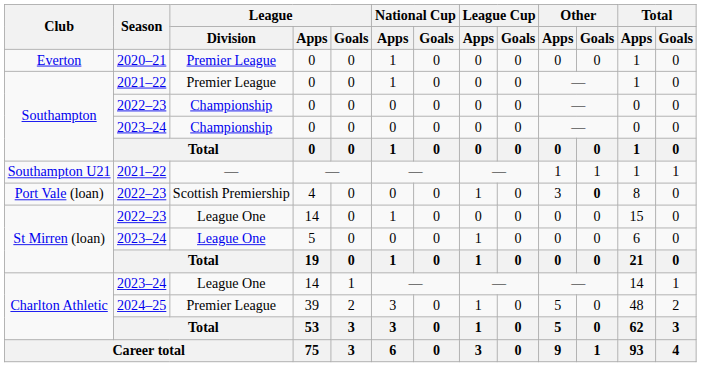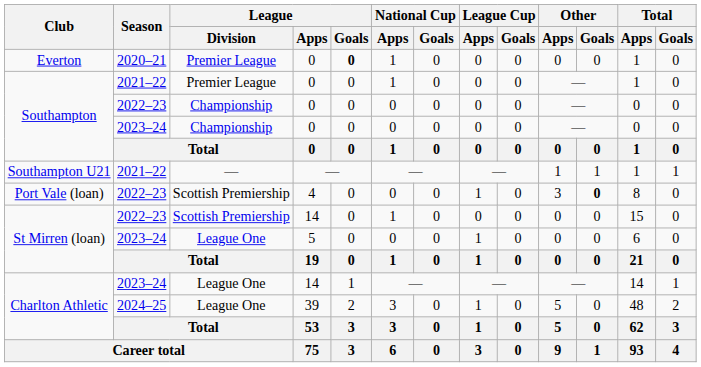(351, 60) normal -> (351, 60) bold
(231, 216) League One -> (231, 216) Scottish Premiership
(231, 305) Premier League -> (231, 305) League One
